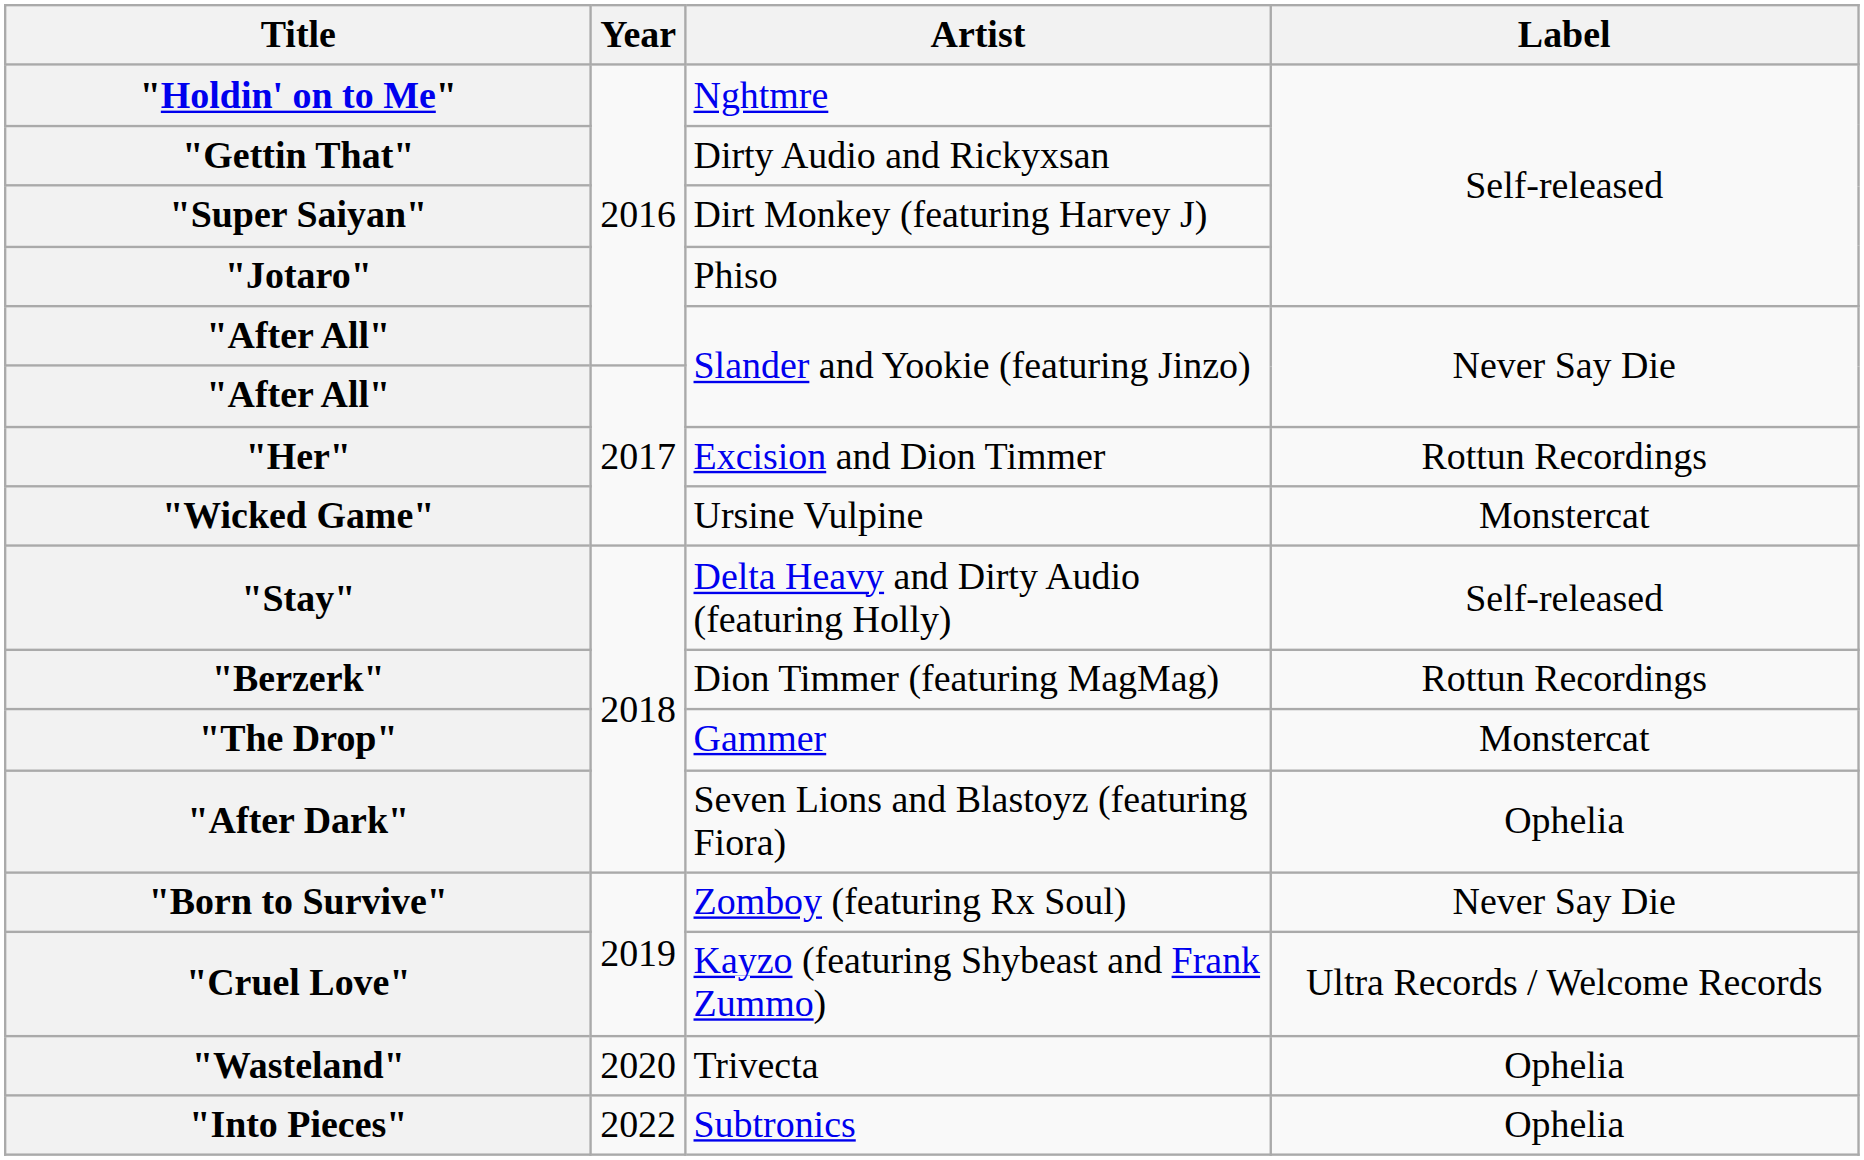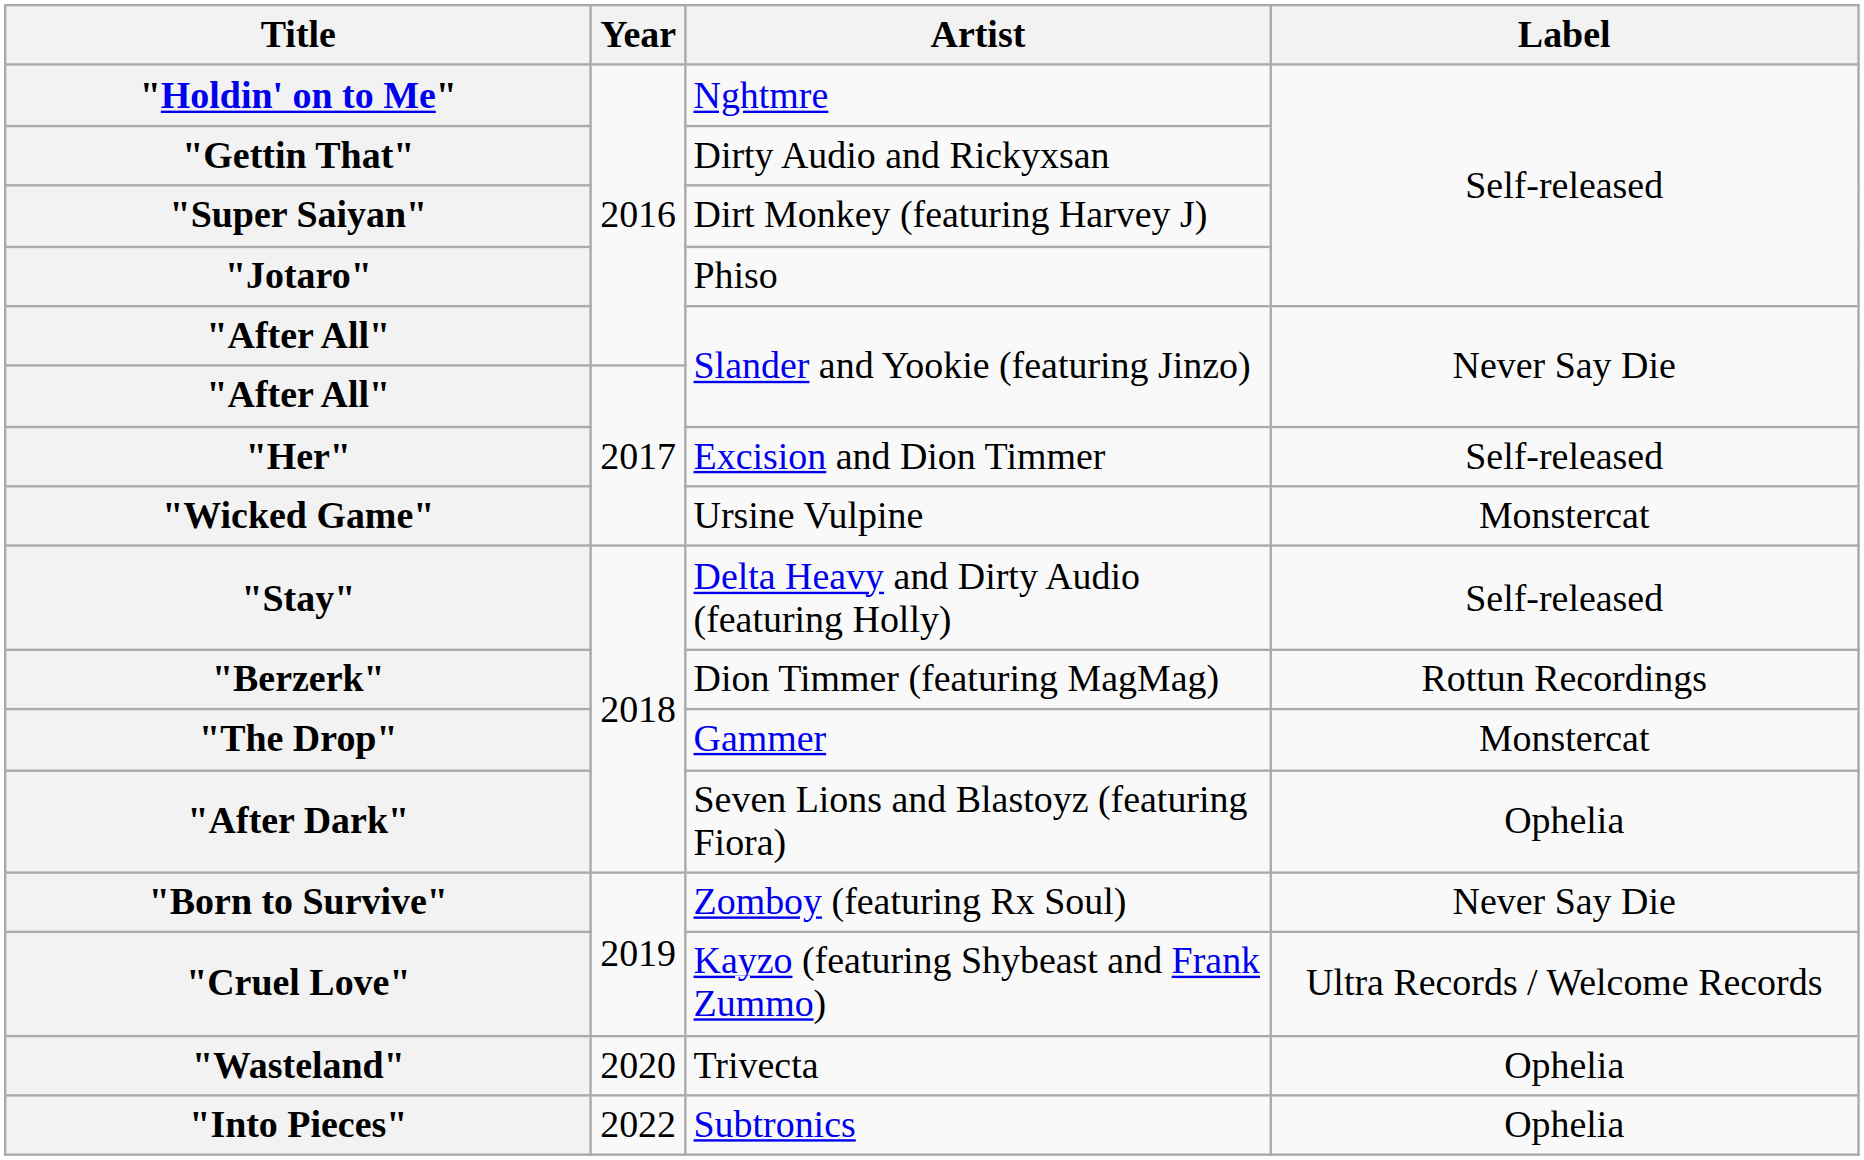(1564, 455) Rottun Recordings -> (1564, 455) Self-released
